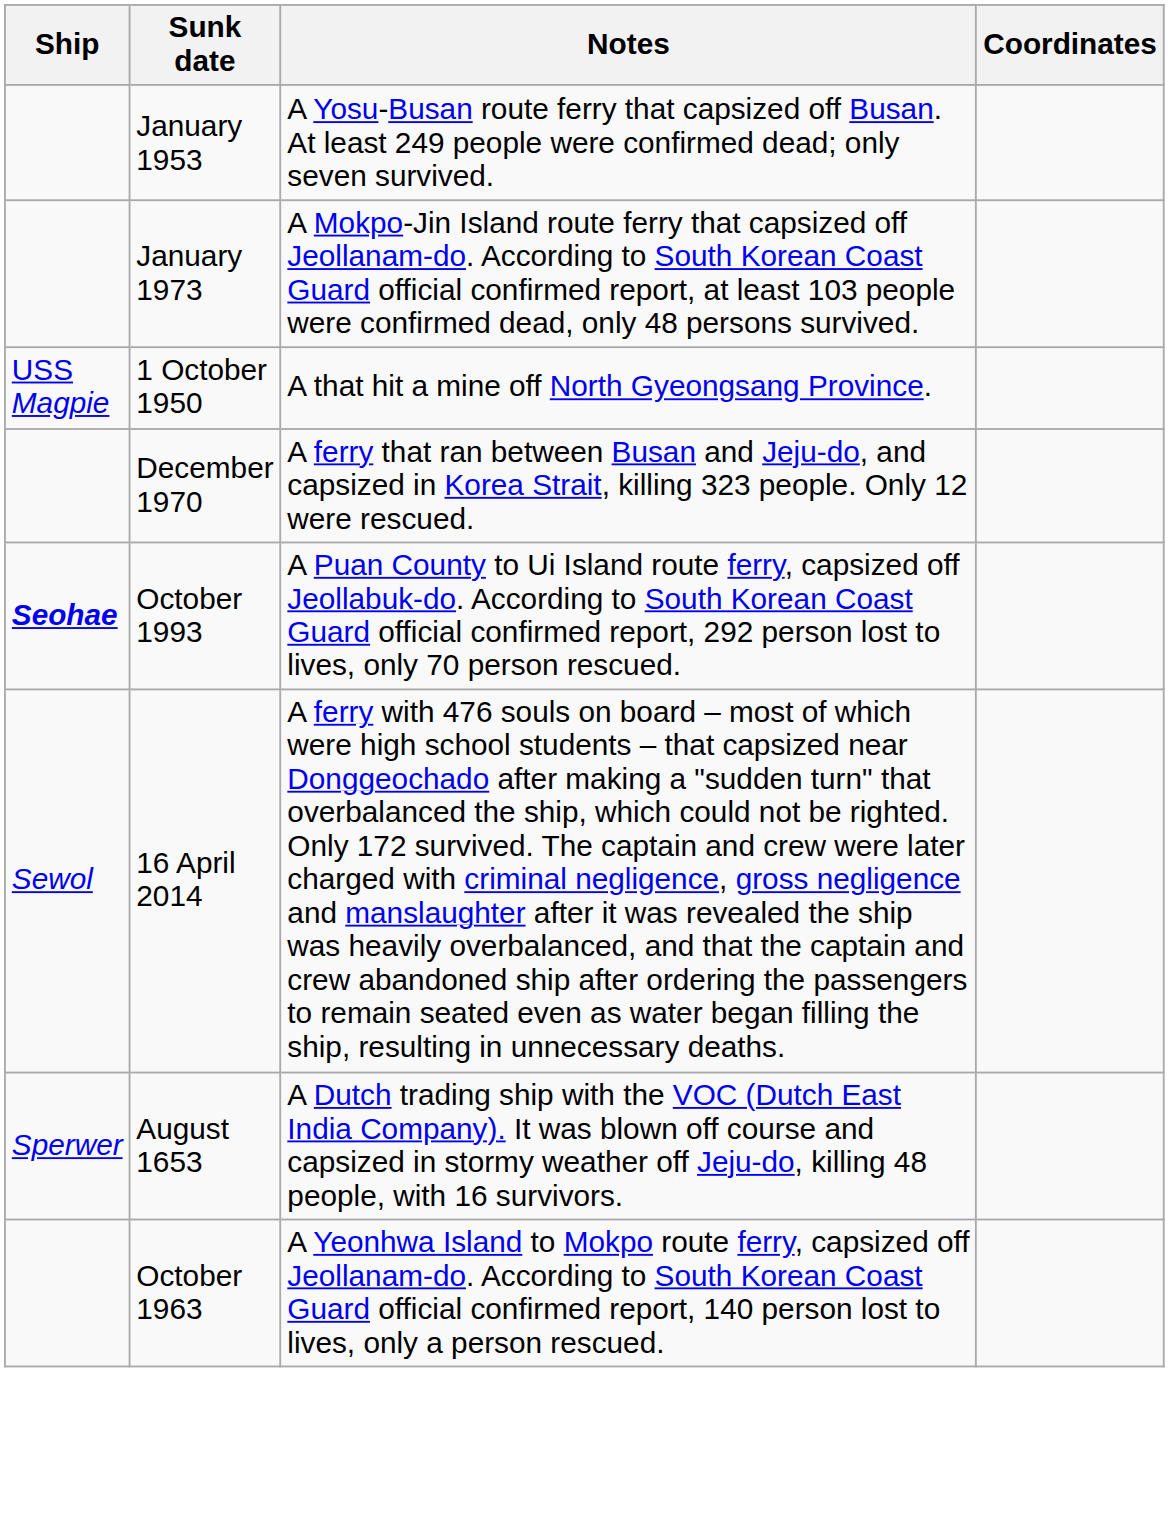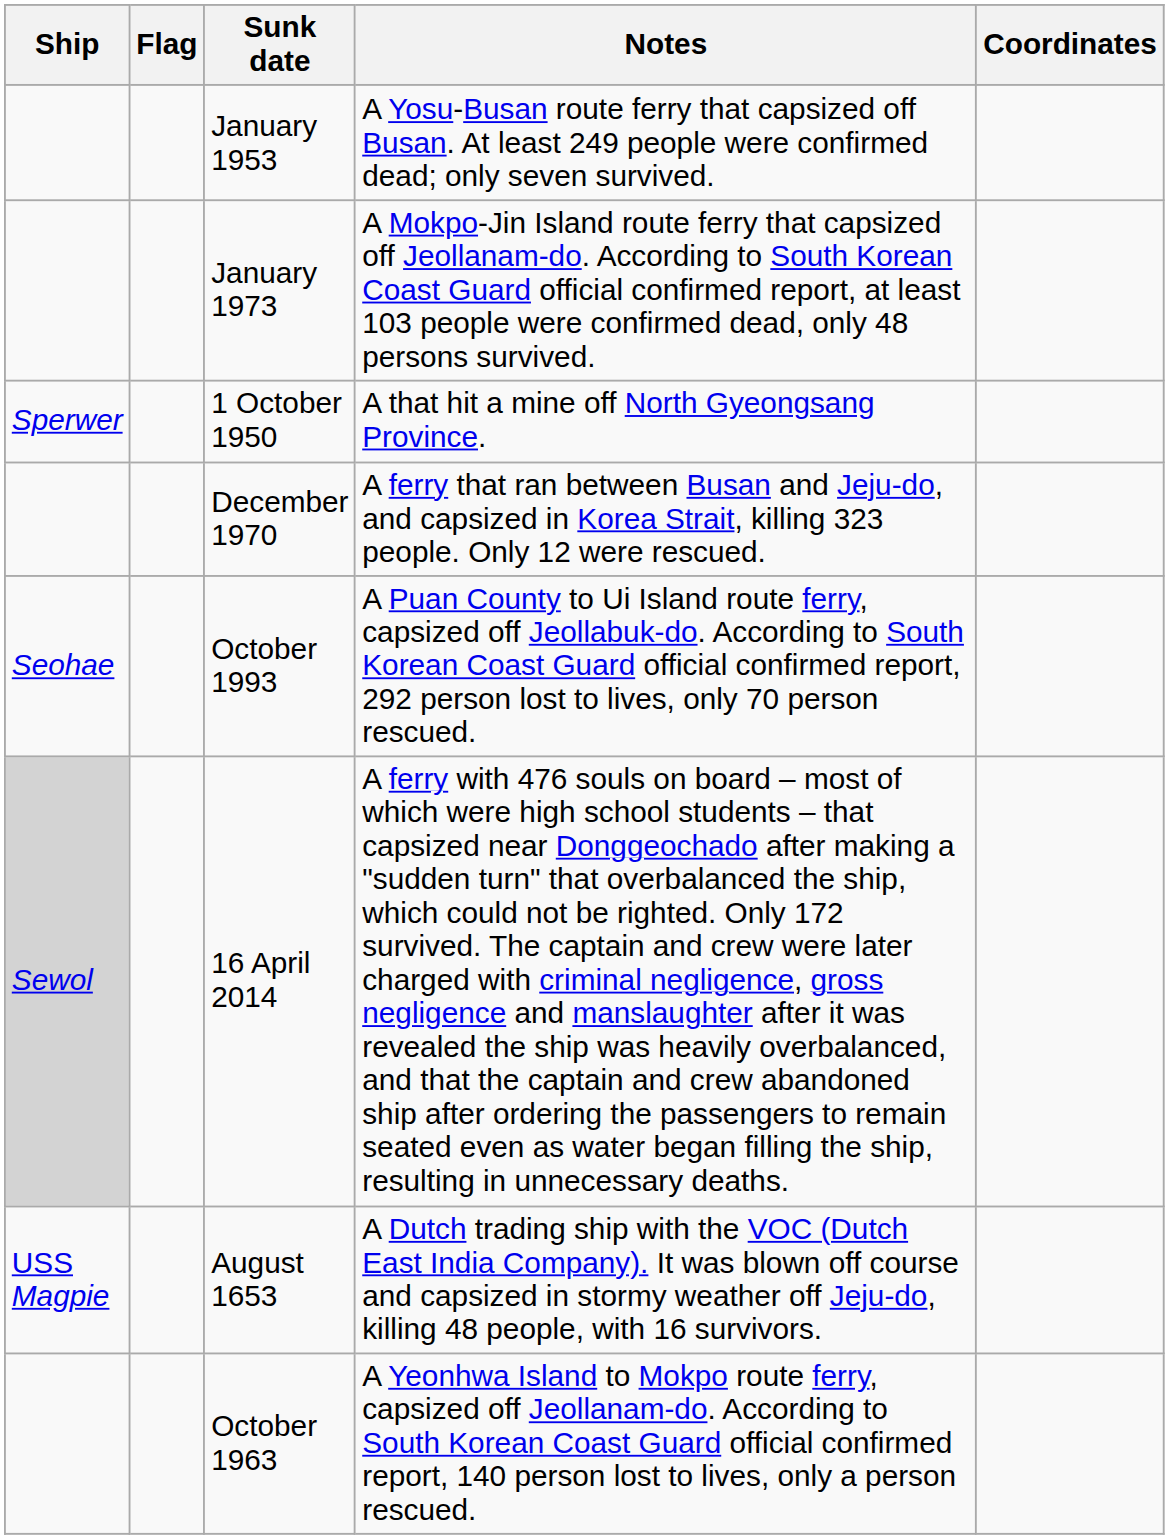+ column: (167, 44)
(61, 387) USS Magpie -> (67, 420) Sperwer
(65, 615) bold -> (63, 665) normal
(52, 880) no background -> (52, 980) lightgrey background
(67, 1145) Sperwer -> (61, 1279) USS Magpie
